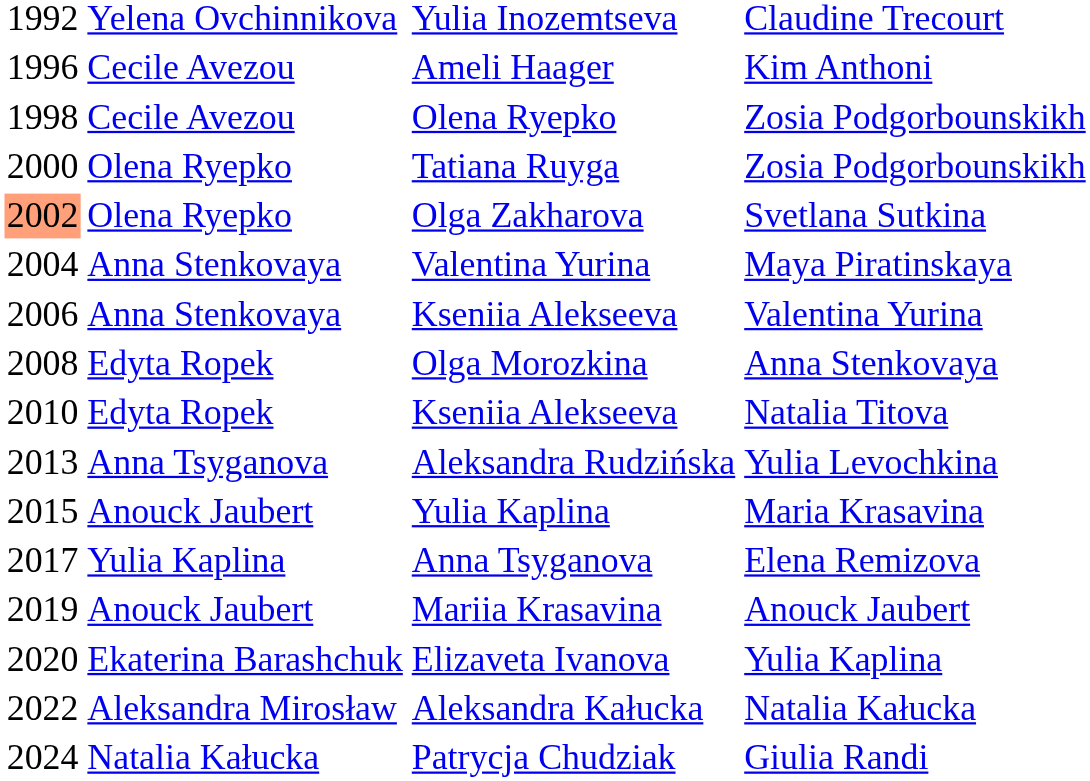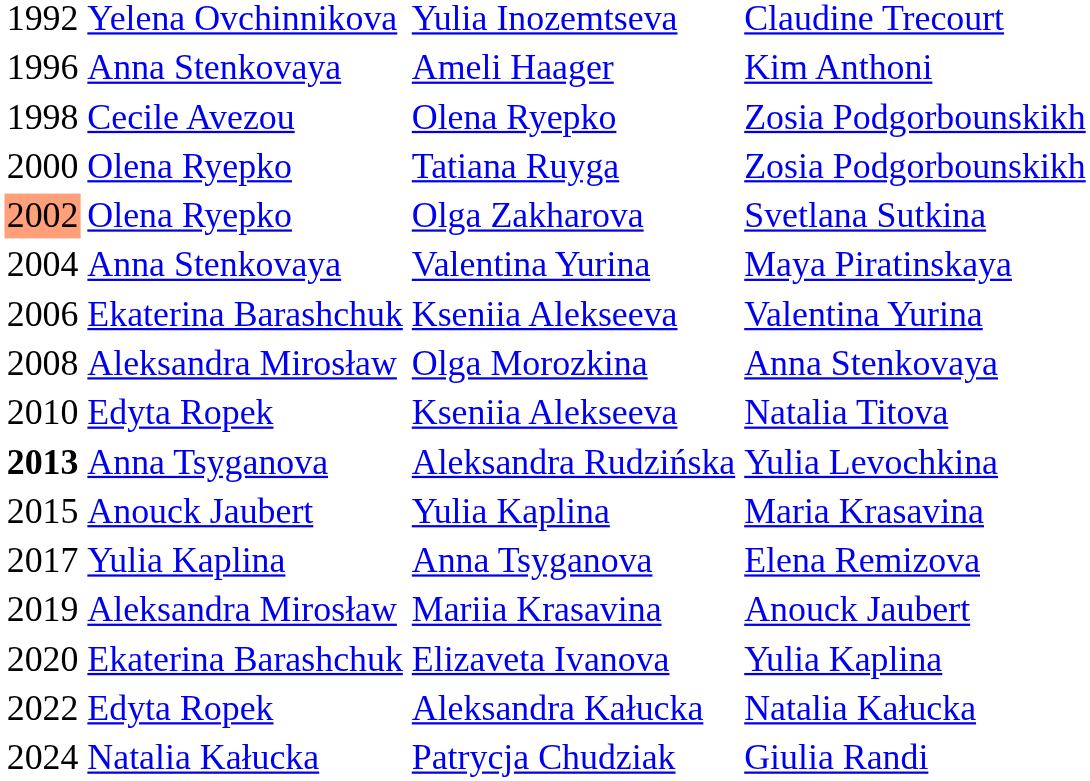(191, 67) Cecile Avezou -> (214, 67) Anna Stenkovaya
(214, 313) Anna Stenkovaya -> (245, 313) Ekaterina Barashchuk
(180, 363) Edyta Ropek -> (242, 363) Aleksandra Mirosław
(43, 461) normal -> (43, 461) bold
(200, 609) Anouck Jaubert -> (242, 609) Aleksandra Mirosław
(242, 708) Aleksandra Mirosław -> (180, 708) Edyta Ropek
